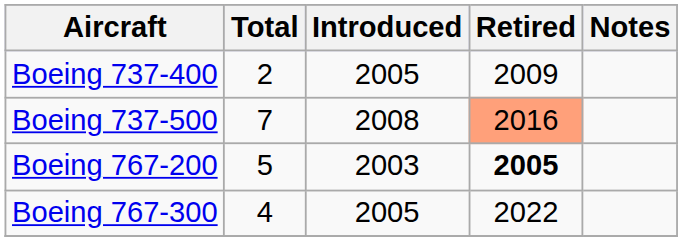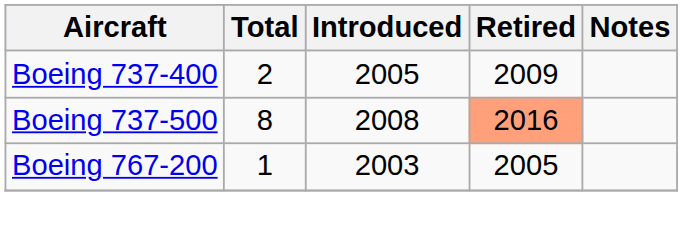(265, 119) 7 -> (265, 119) 8
(265, 166) 5 -> (265, 166) 1
(526, 166) bold -> (526, 166) normal
- row: (115, 212)
